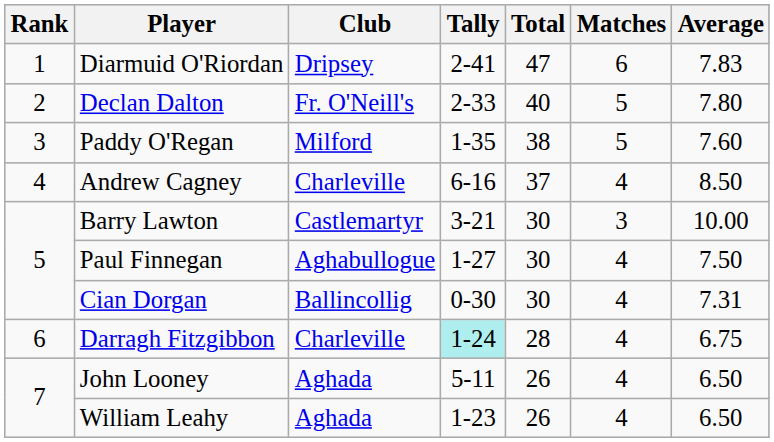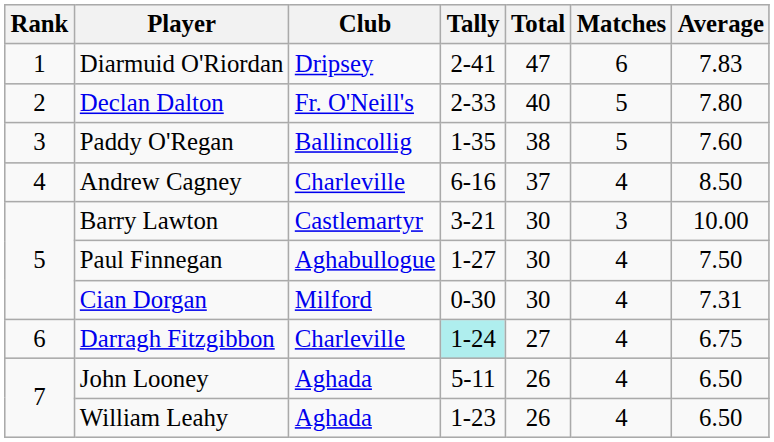(333, 142) Milford -> (353, 142) Ballincollig
(353, 299) Ballincollig -> (333, 299) Milford
(538, 338) 28 -> (538, 338) 27
